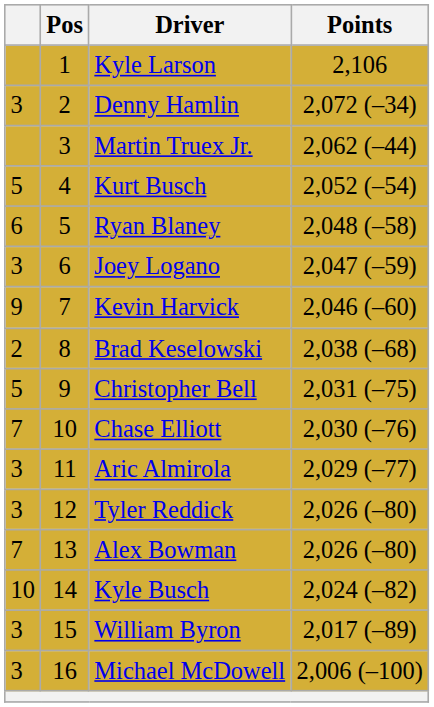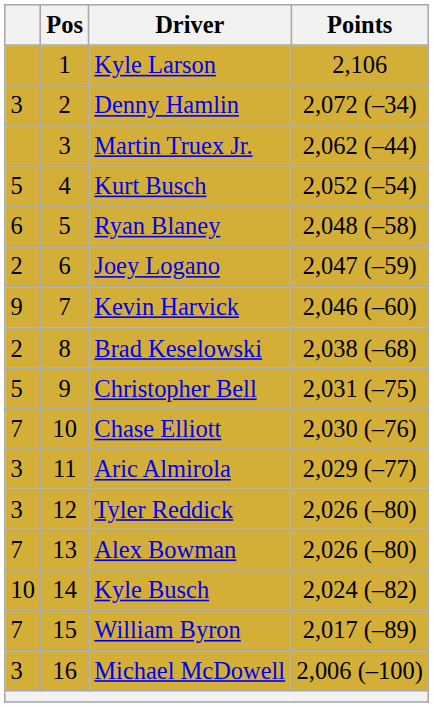(17, 266) 3 -> (17, 266) 2
(17, 630) 3 -> (17, 630) 7
